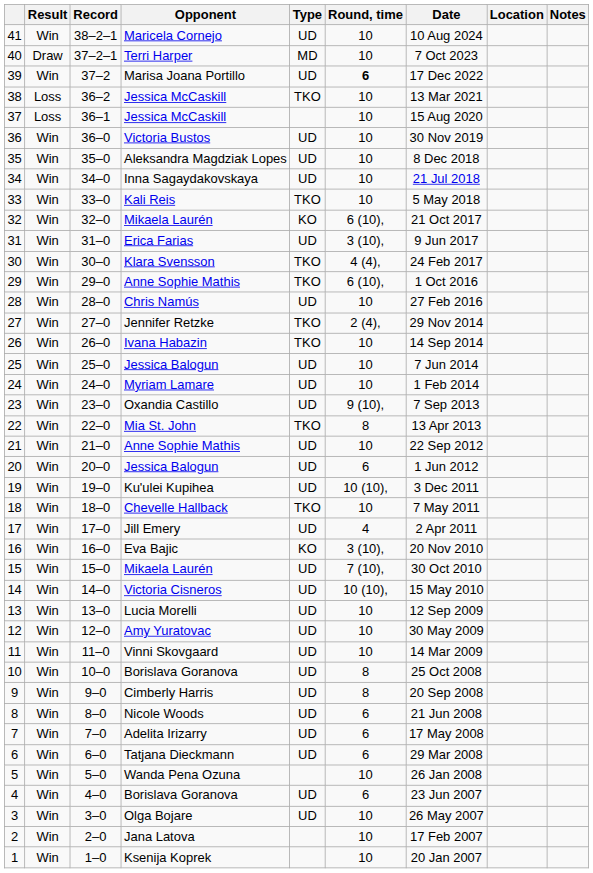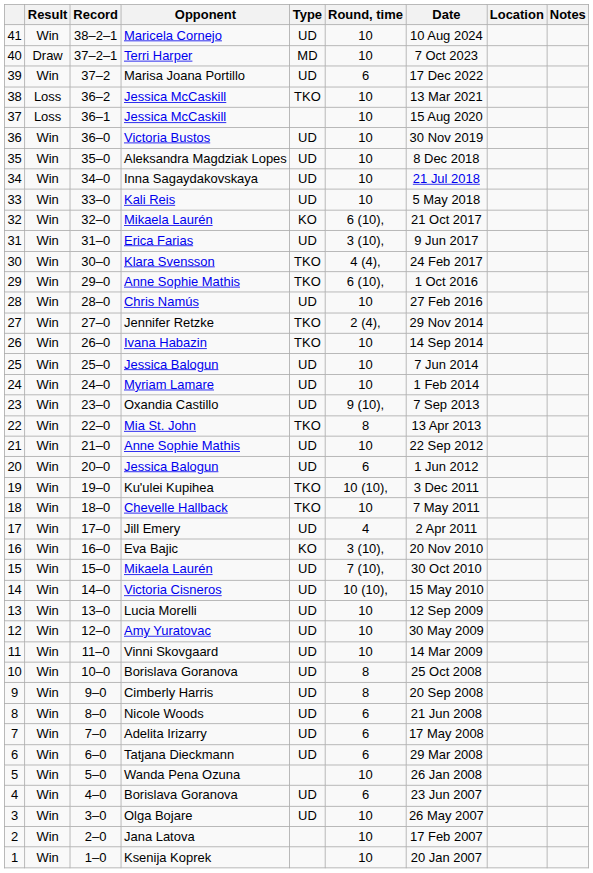(365, 76) bold -> (365, 76) normal
(307, 199) TKO -> (307, 199) UD
(307, 487) UD -> (307, 487) TKO
